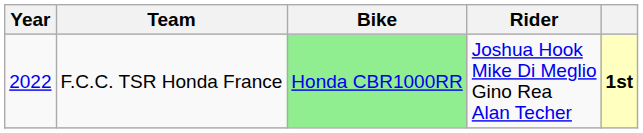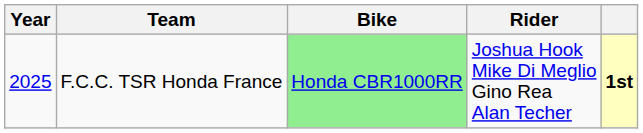(30, 81) 2022 -> (30, 81) 2025
